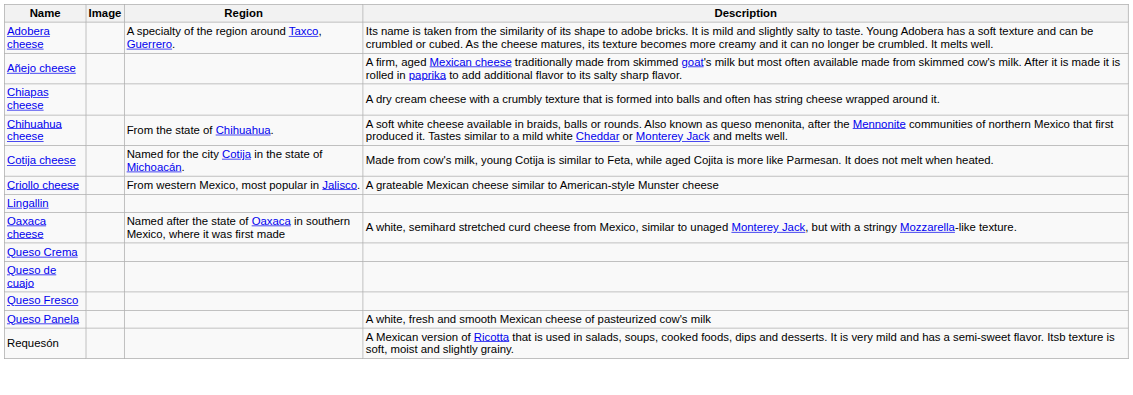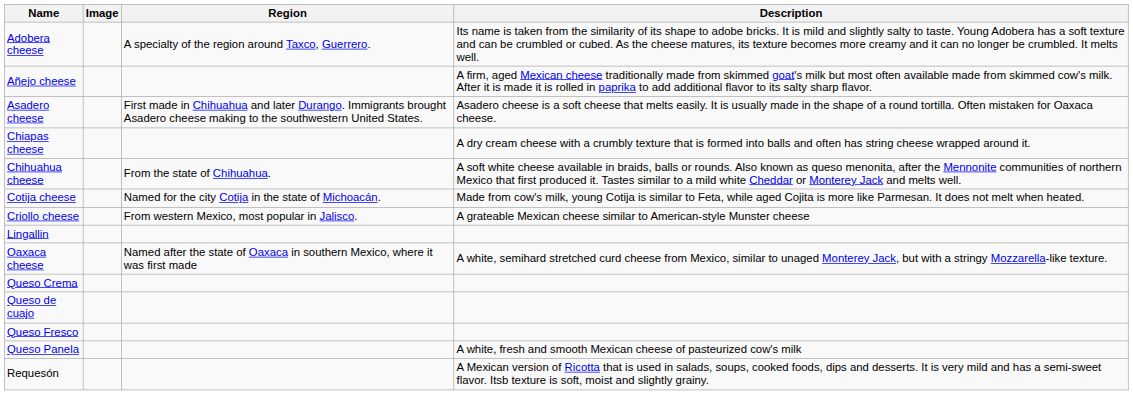+ row: (28, 112)
